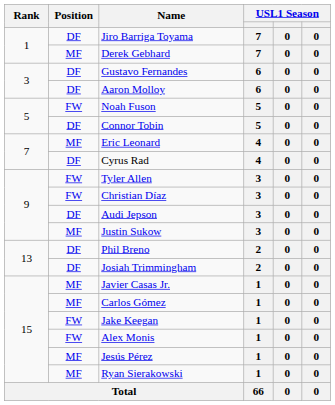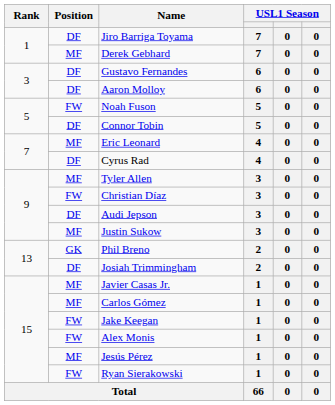(74, 178) FW -> (74, 178) MF
(74, 249) DF -> (74, 249) GK
(74, 373) MF -> (74, 373) FW
